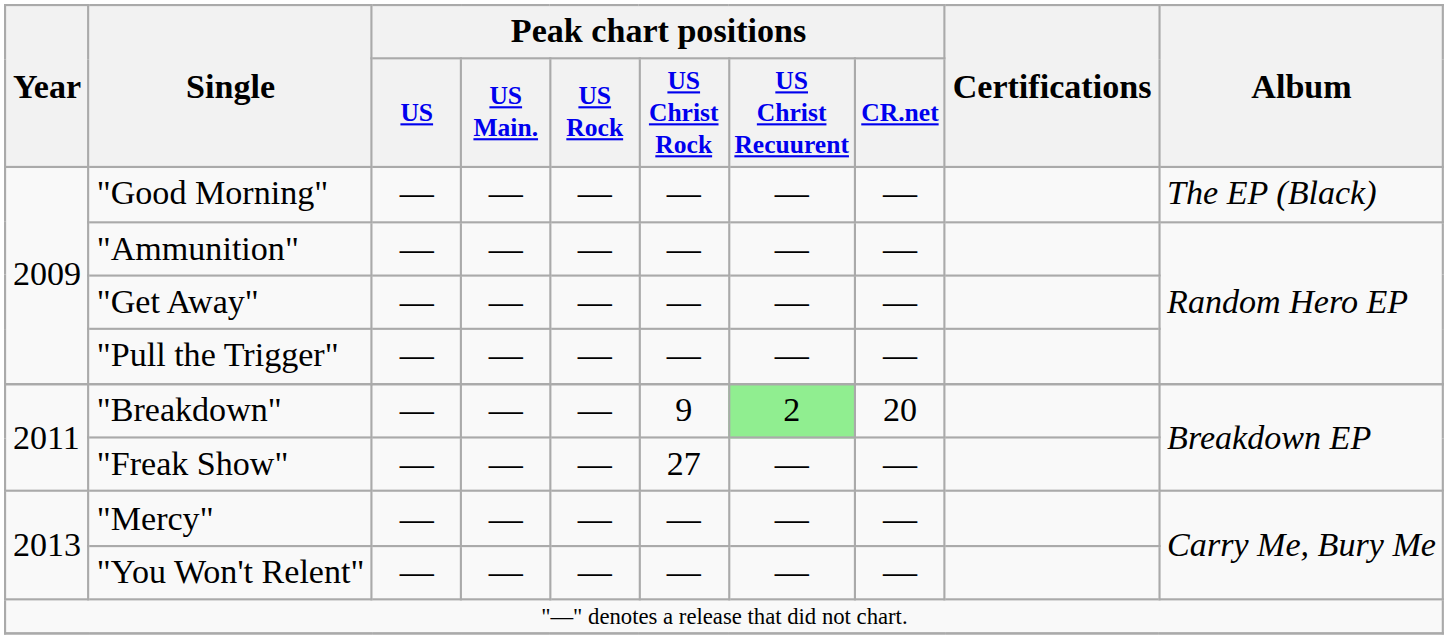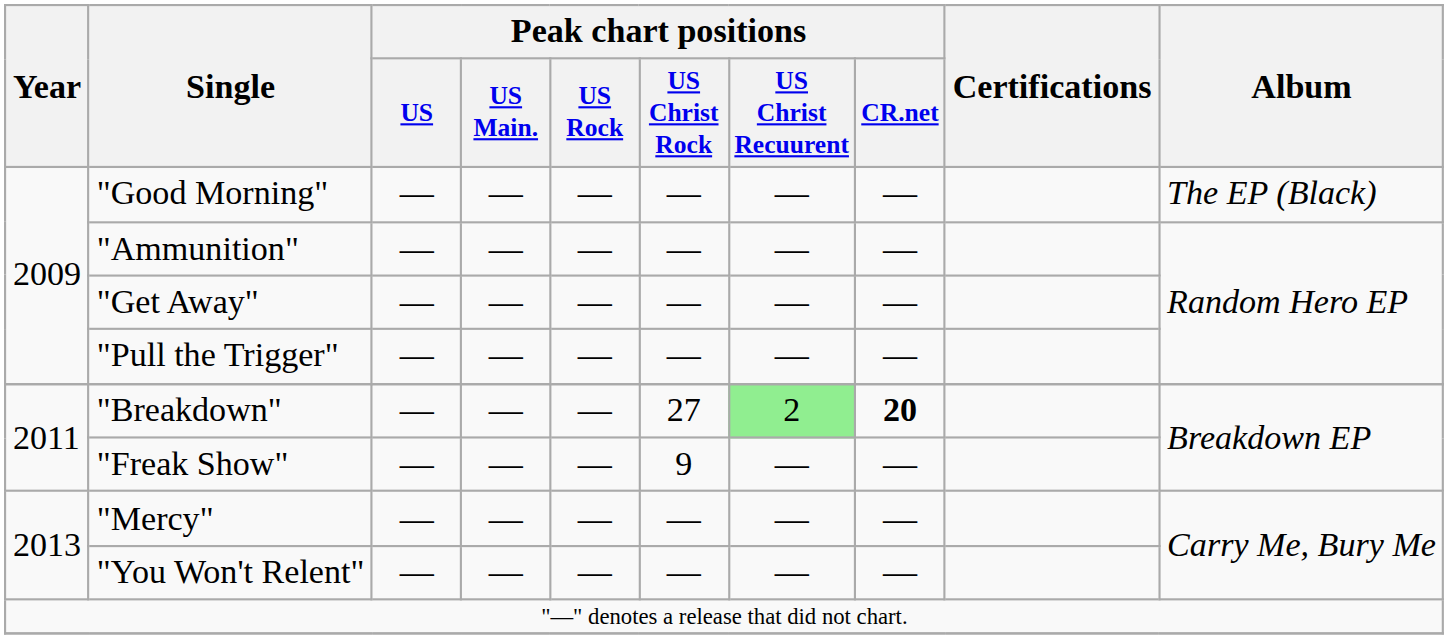(684, 409) 9 -> (684, 409) 27
(900, 409) normal -> (900, 409) bold
(684, 463) 27 -> (684, 463) 9
